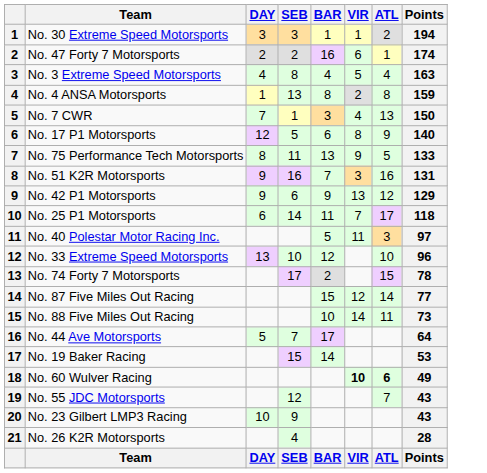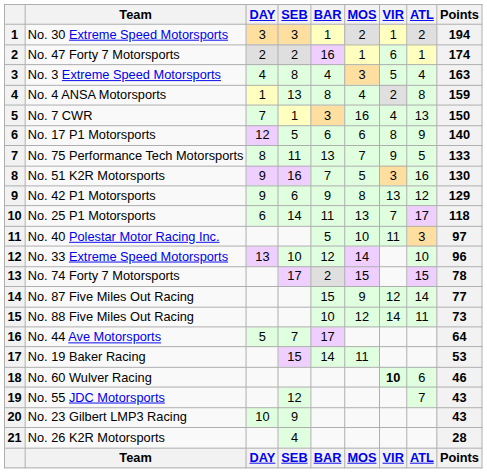+ column: (362, 14)
(424, 175) 131 -> (459, 175) 130
(387, 377) bold -> (422, 377) normal
(424, 377) 49 -> (459, 377) 46
